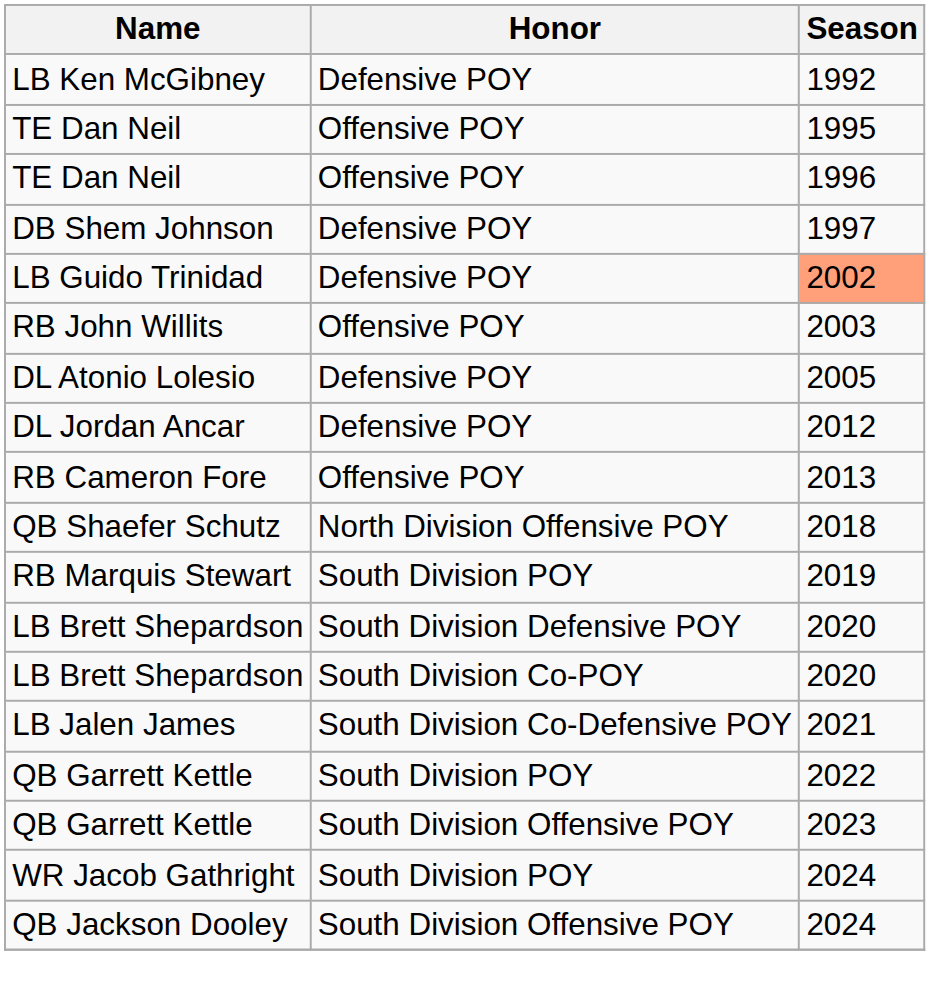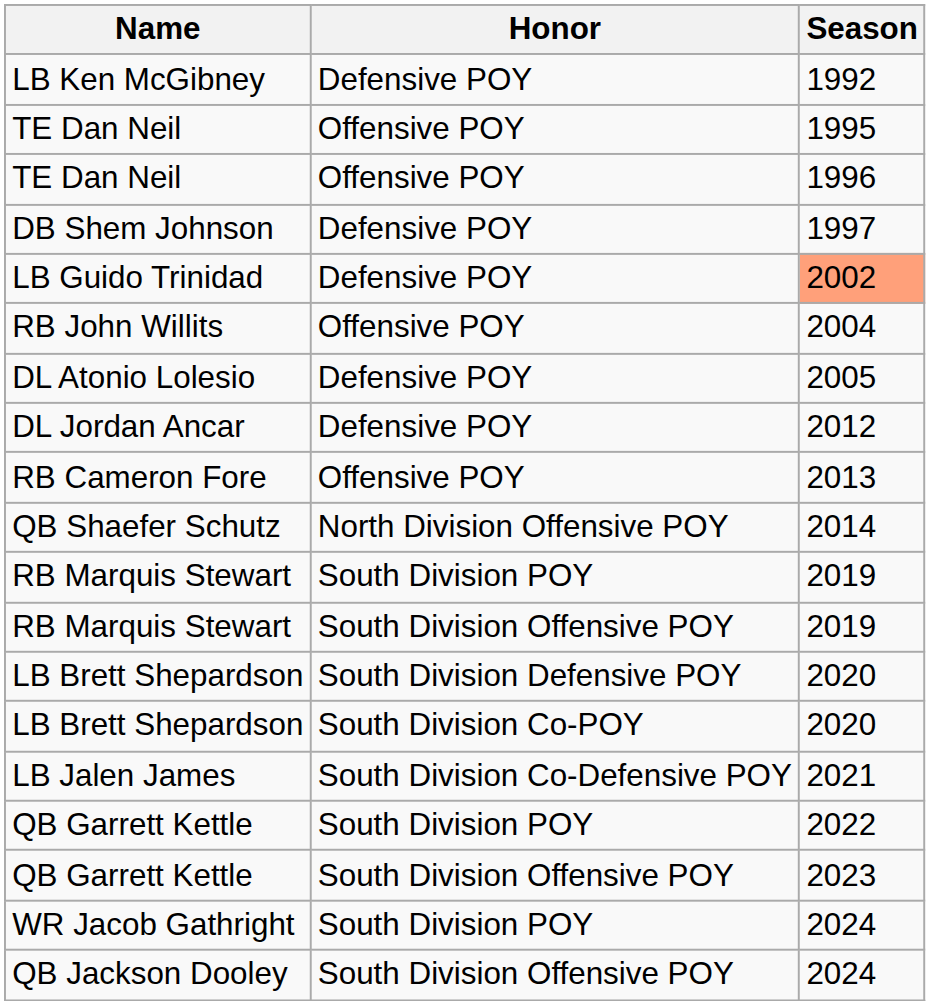(841, 327) 2003 -> (841, 327) 2004
(841, 526) 2018 -> (841, 526) 2014
+ row: (152, 626)
